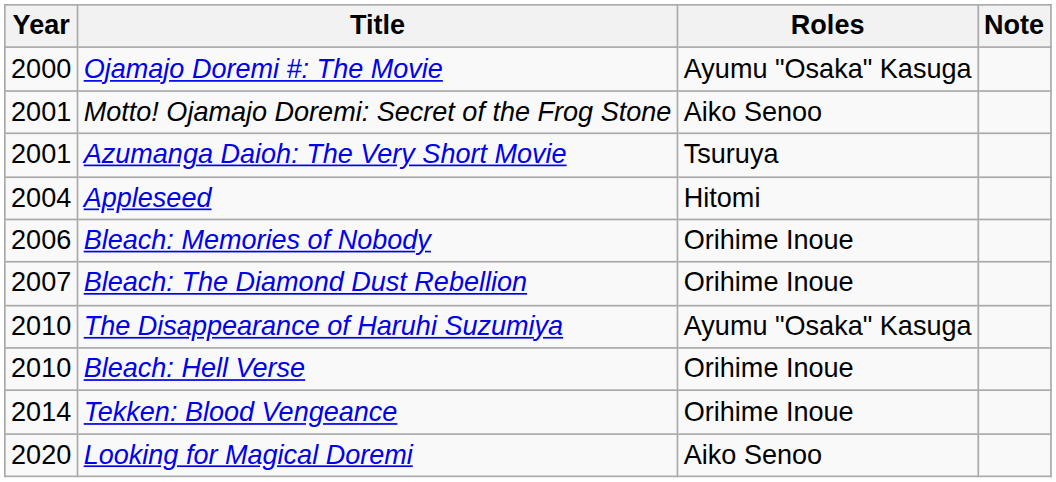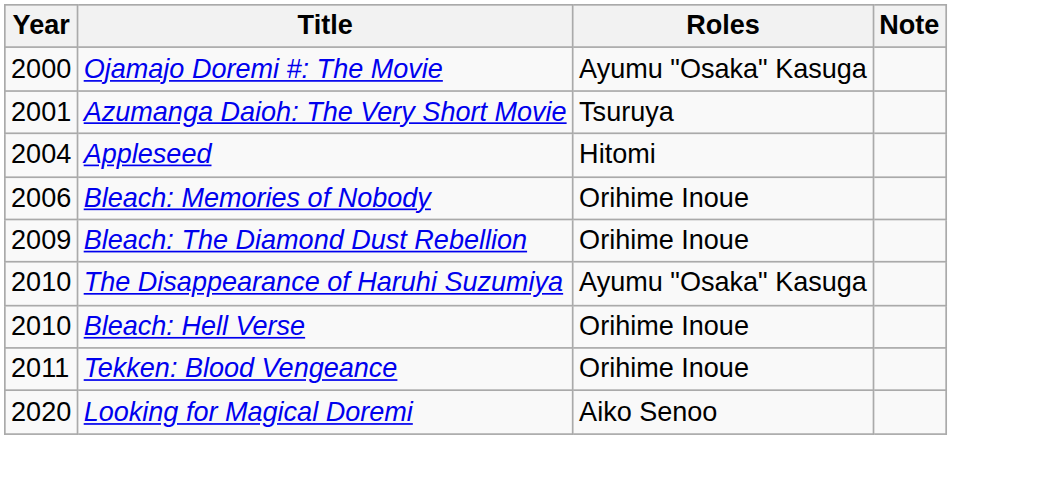- row: (378, 111)
(41, 283) 2007 -> (41, 240) 2009
(41, 411) 2014 -> (40, 369) 2011
